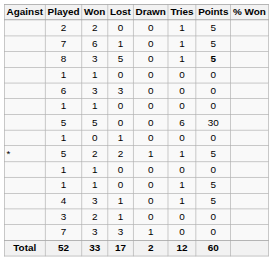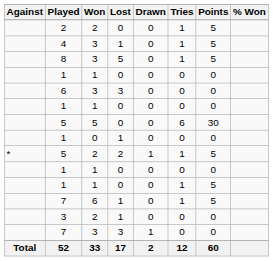rows swapped: (64, 201) <-> (64, 43)
(213, 59) bold -> (213, 59) normal
